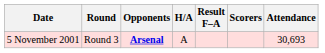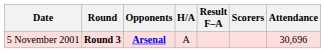(101, 39) normal -> (102, 39) bold
(291, 39) 30,693 -> (293, 39) 30,696
